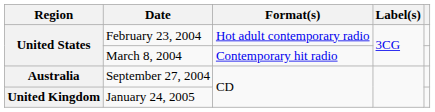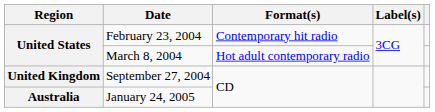(293, 35) Hot adult contemporary radio -> (277, 35) Contemporary hit radio
(277, 55) Contemporary hit radio -> (293, 55) Hot adult contemporary radio
(54, 76) Australia -> (54, 76) United Kingdom
(54, 96) United Kingdom -> (54, 96) Australia
